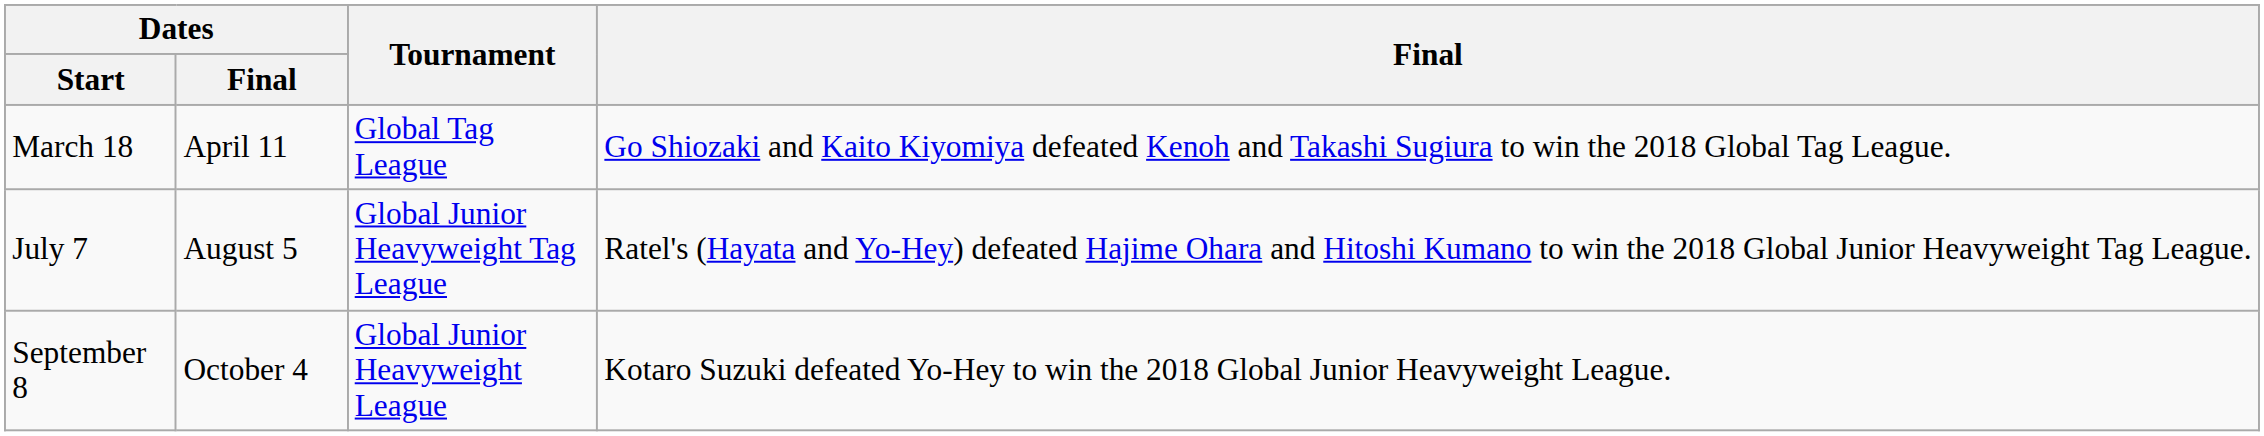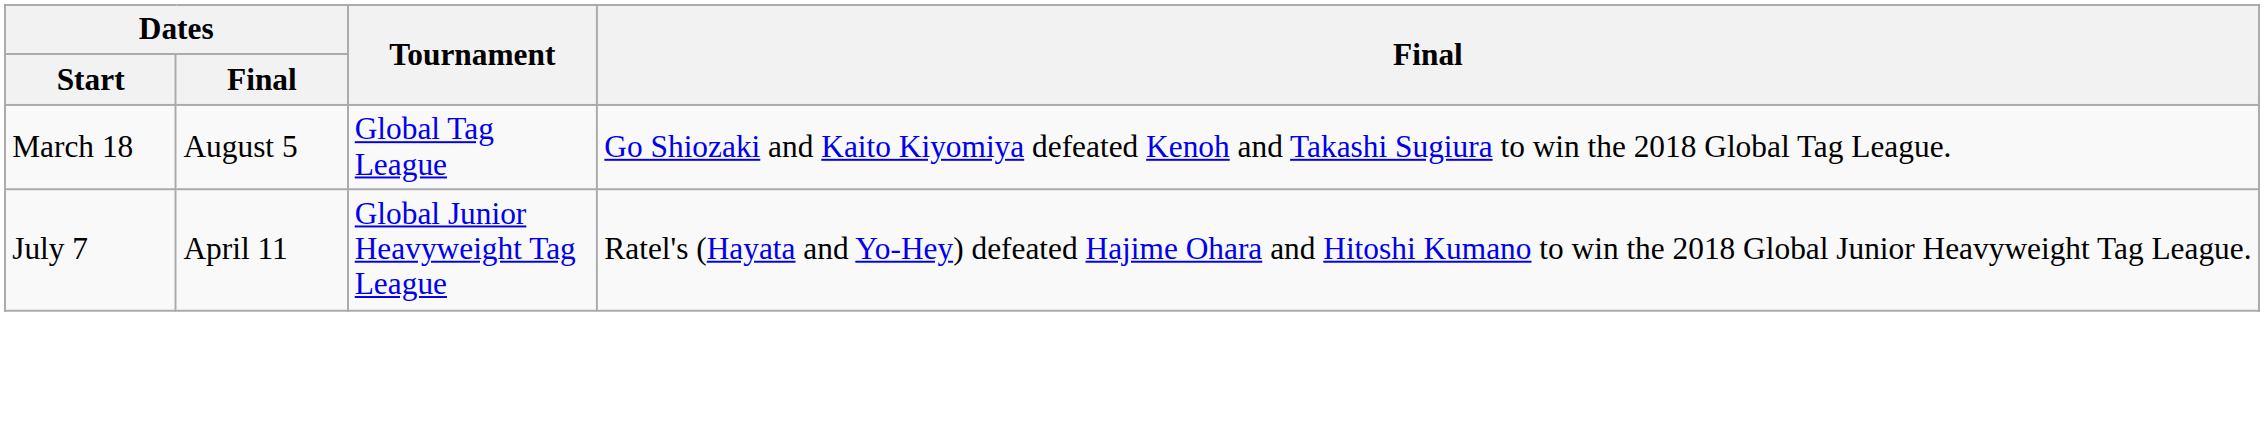(236, 146) April 11 -> (241, 146) August 5
(241, 249) August 5 -> (236, 249) April 11
- row: (79, 369)
